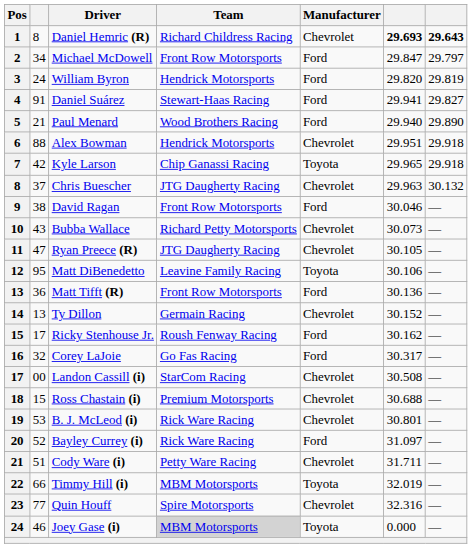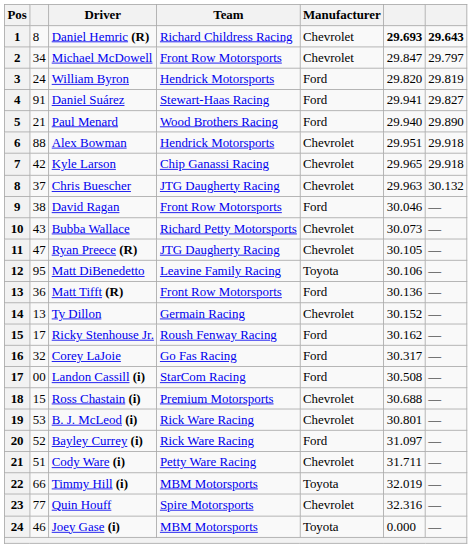(315, 57) Ford -> (328, 57) Chevrolet
(321, 164) Toyota -> (328, 164) Chevrolet
(328, 377) Chevrolet -> (315, 377) Ford
(209, 526) lightgrey background -> (209, 526) no background
